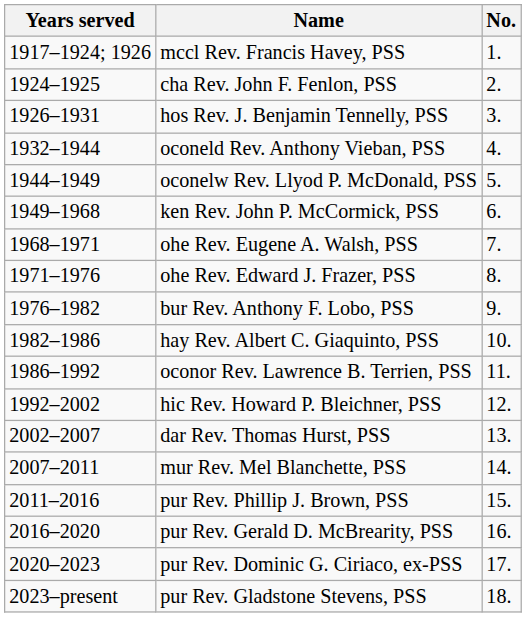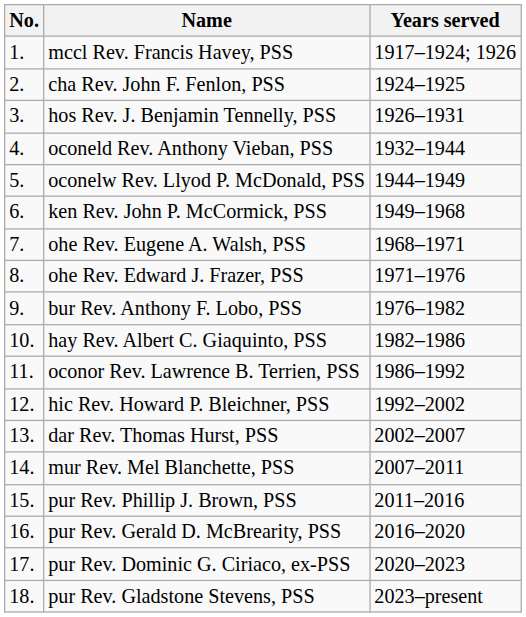columns swapped: (501, 20) <-> (80, 20)
